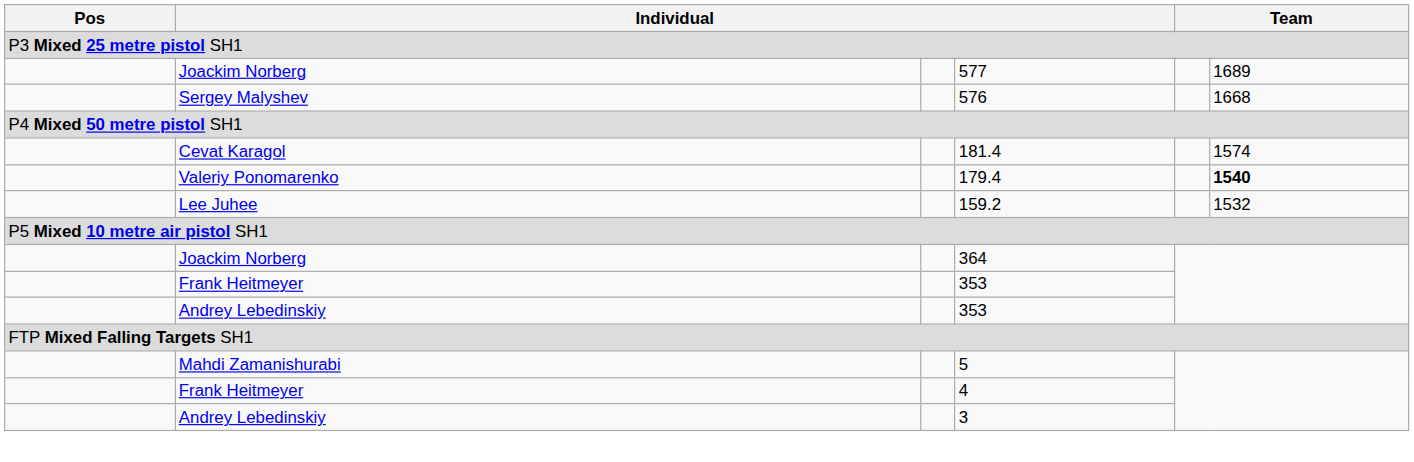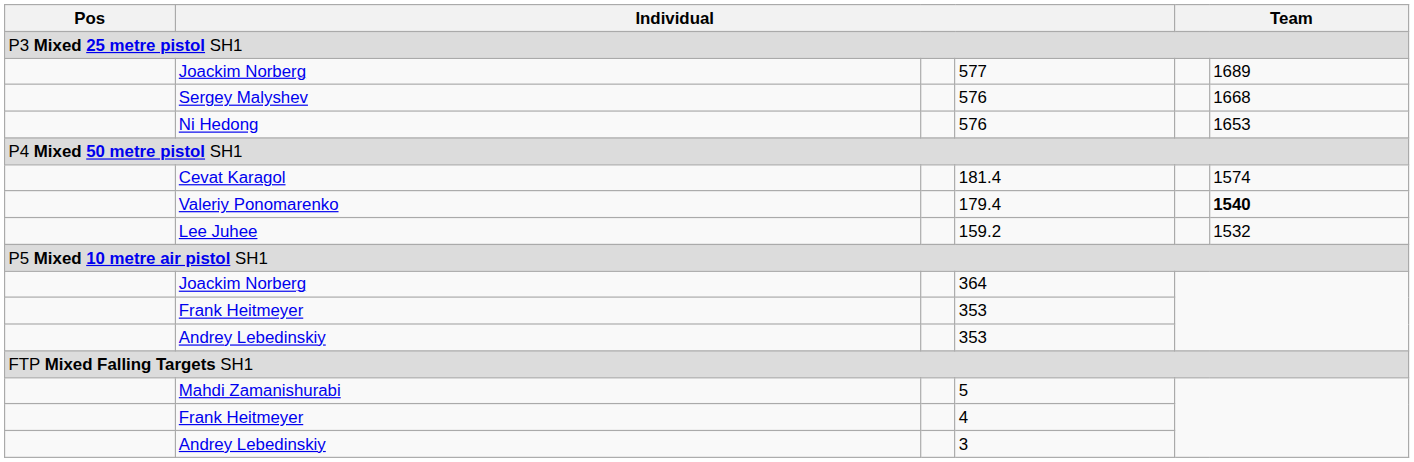+ row: (219, 125)
